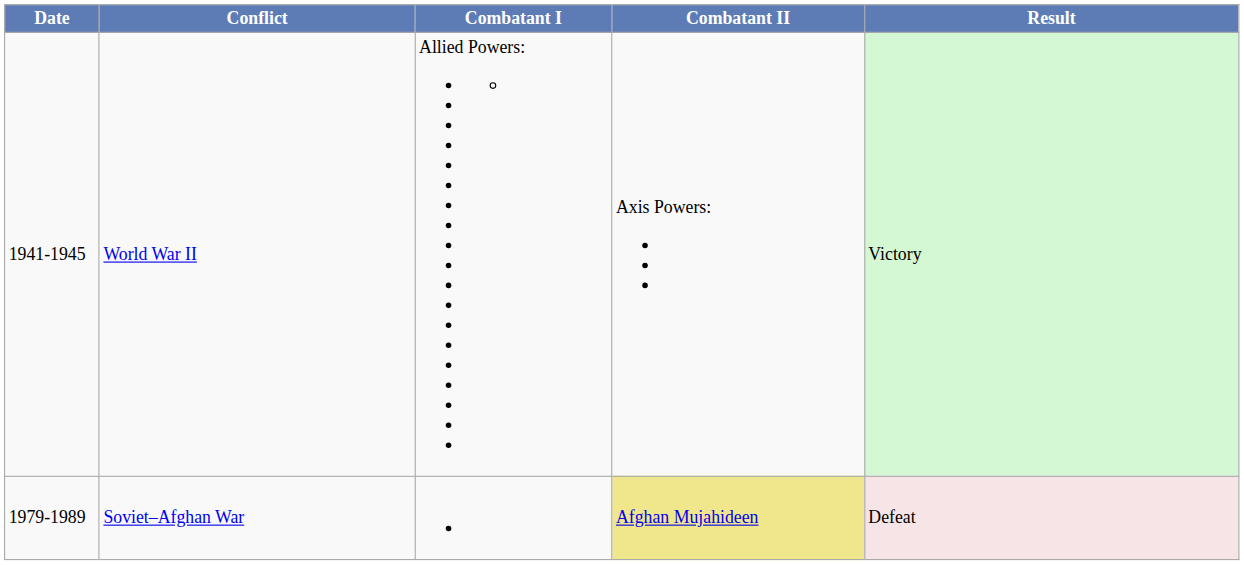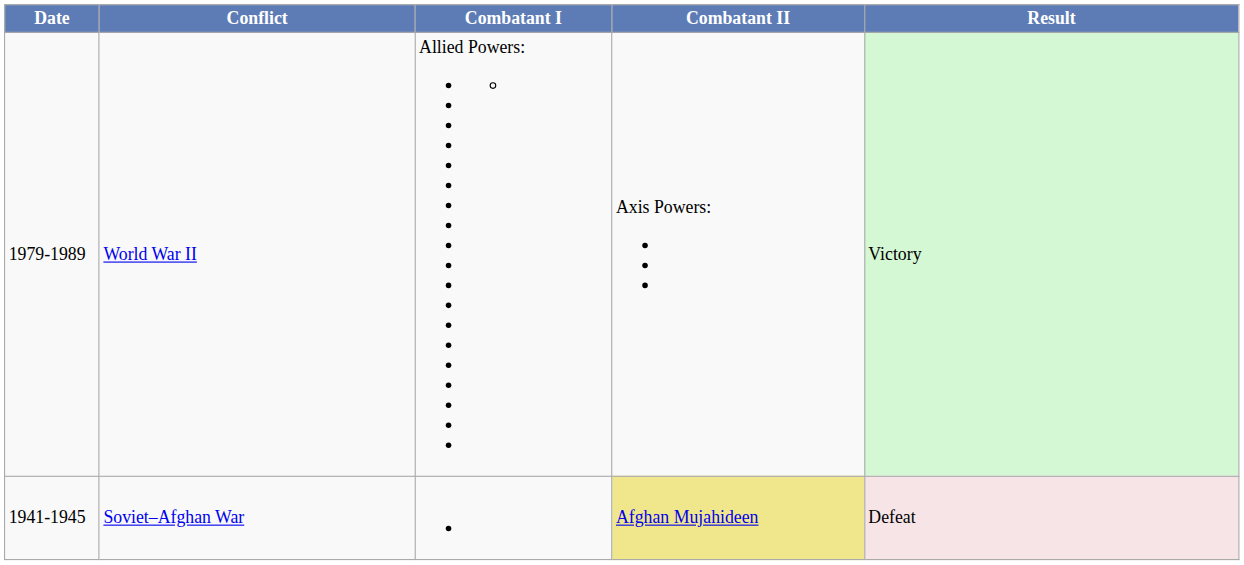(47, 254) 1941-1945 -> (47, 254) 1979-1989
(47, 517) 1979-1989 -> (47, 517) 1941-1945
